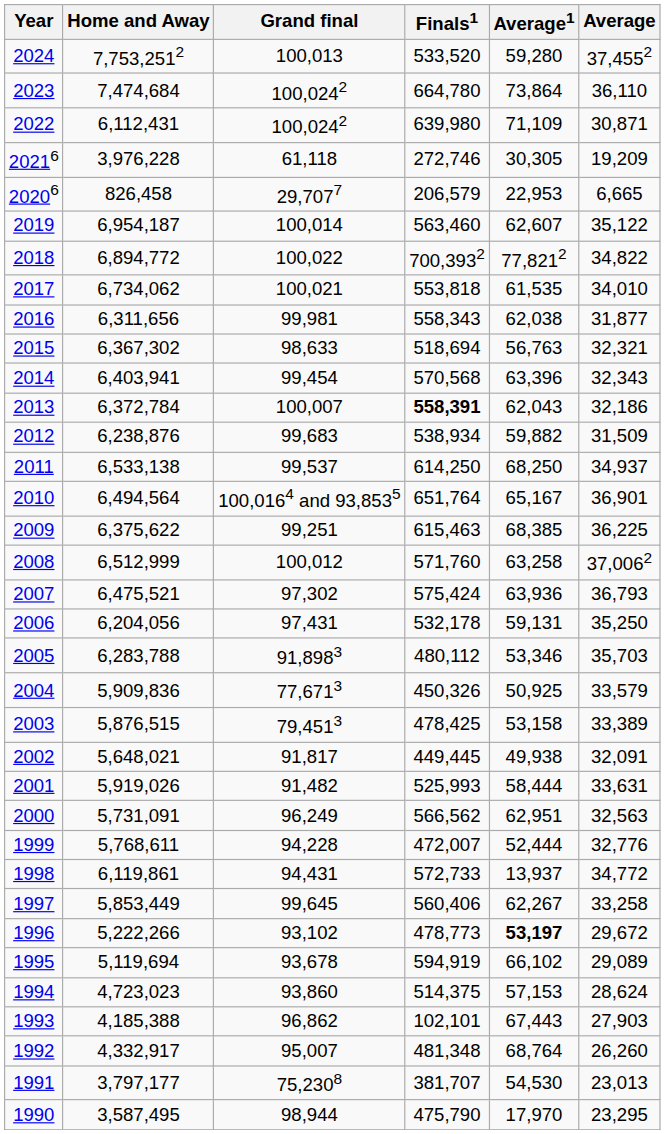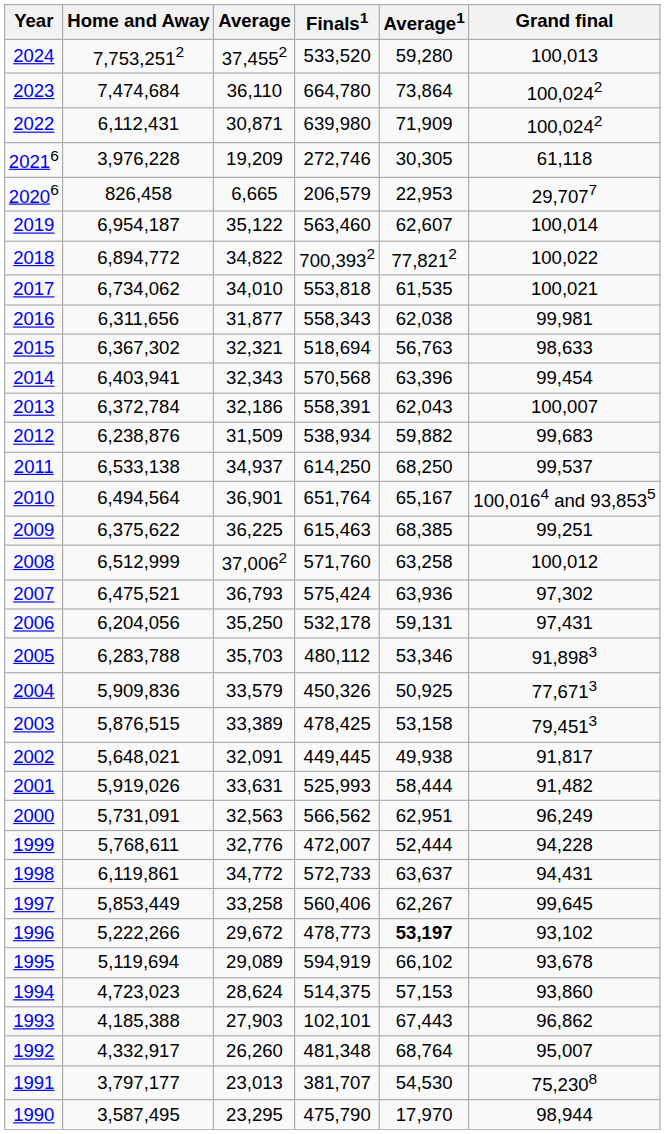columns swapped: (619, 21) <-> (309, 21)
(534, 125) 71,109 -> (424, 125) 71,909
(447, 407) bold -> (337, 407) normal
(534, 874) 13,937 -> (424, 874) 63,637
